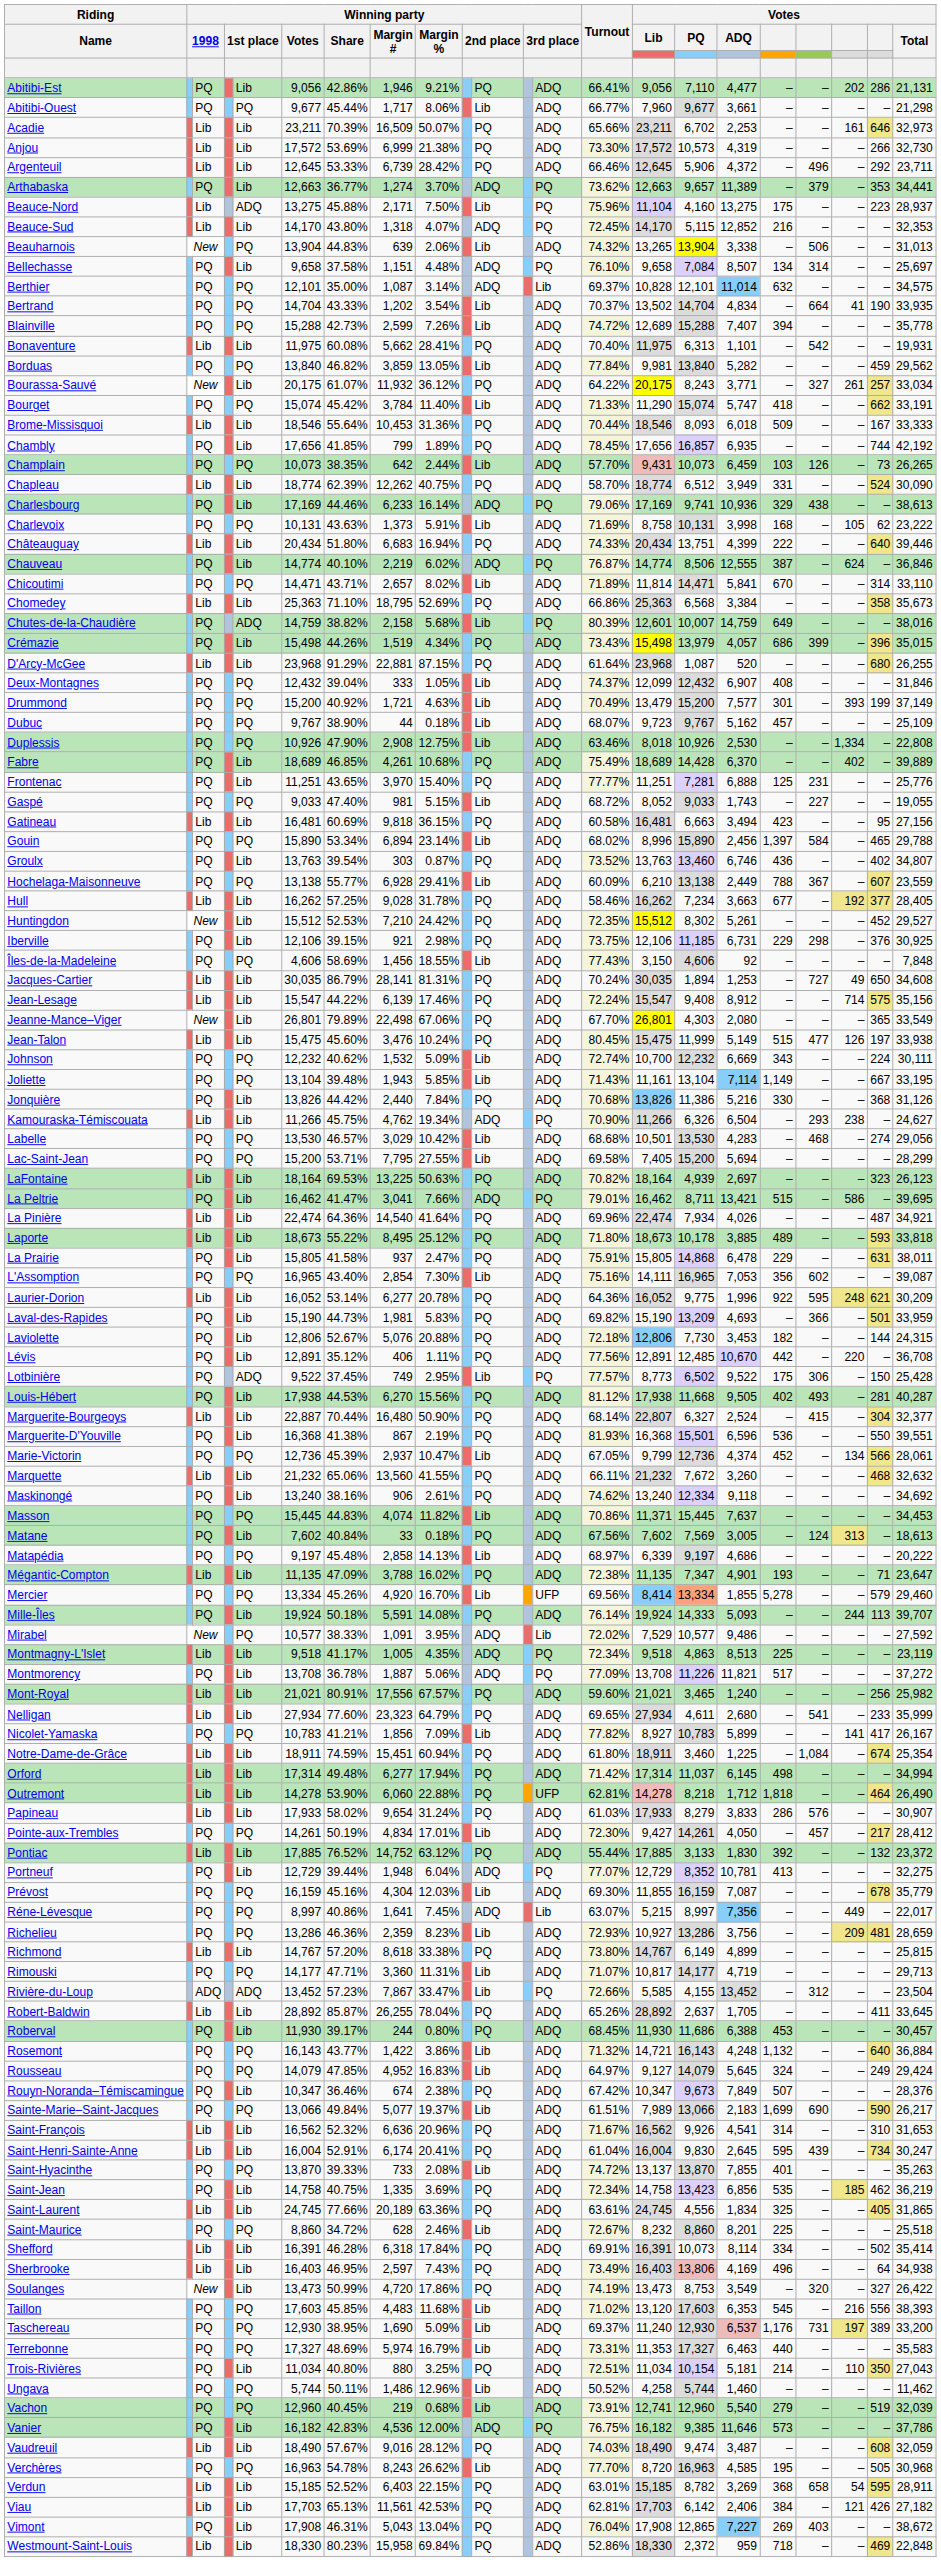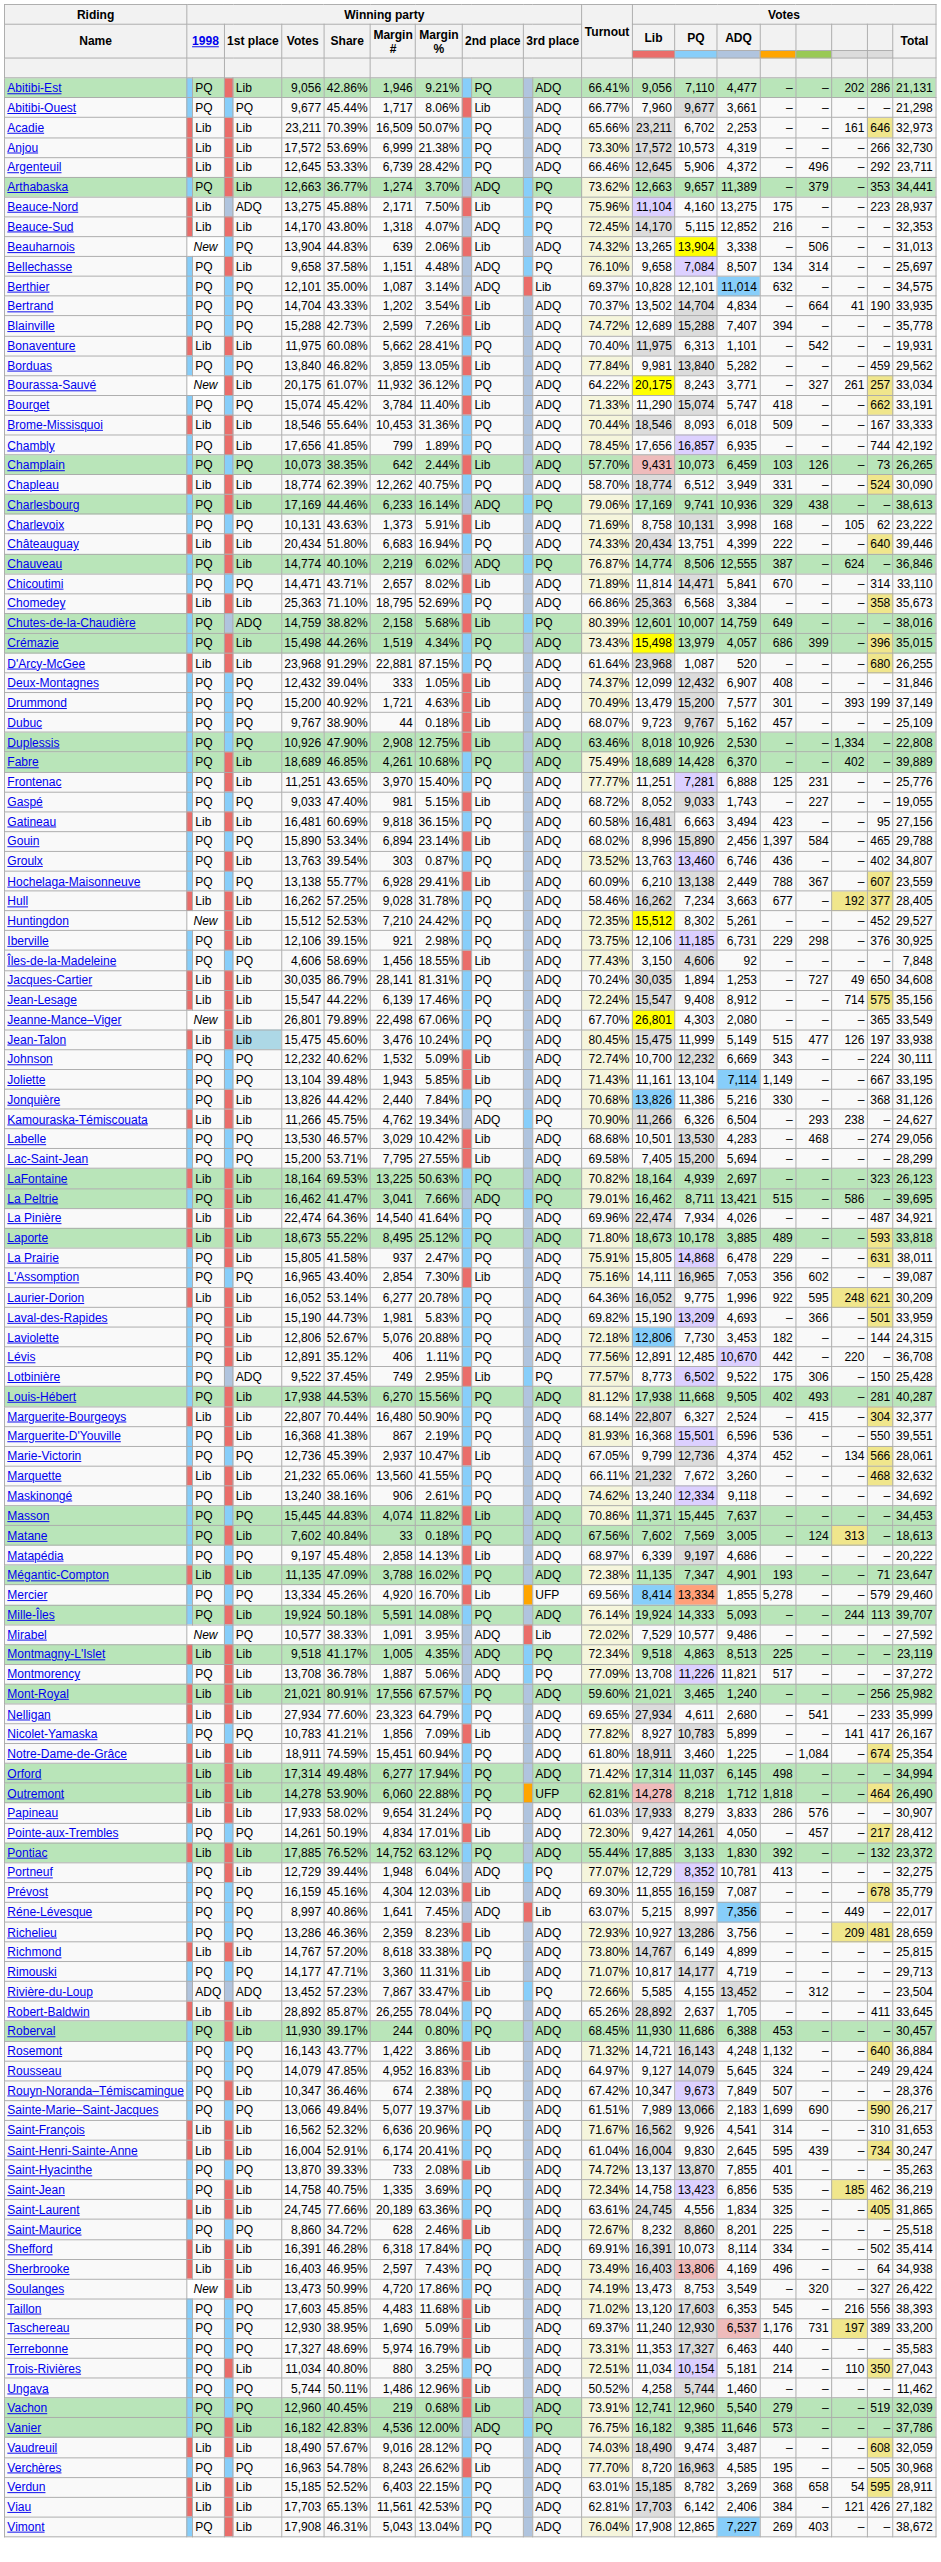(244, 1040) no background -> (244, 1040) lightblue background
(303, 1416) 22,887 -> (303, 1416) 22,807
- row: (70, 2546)
